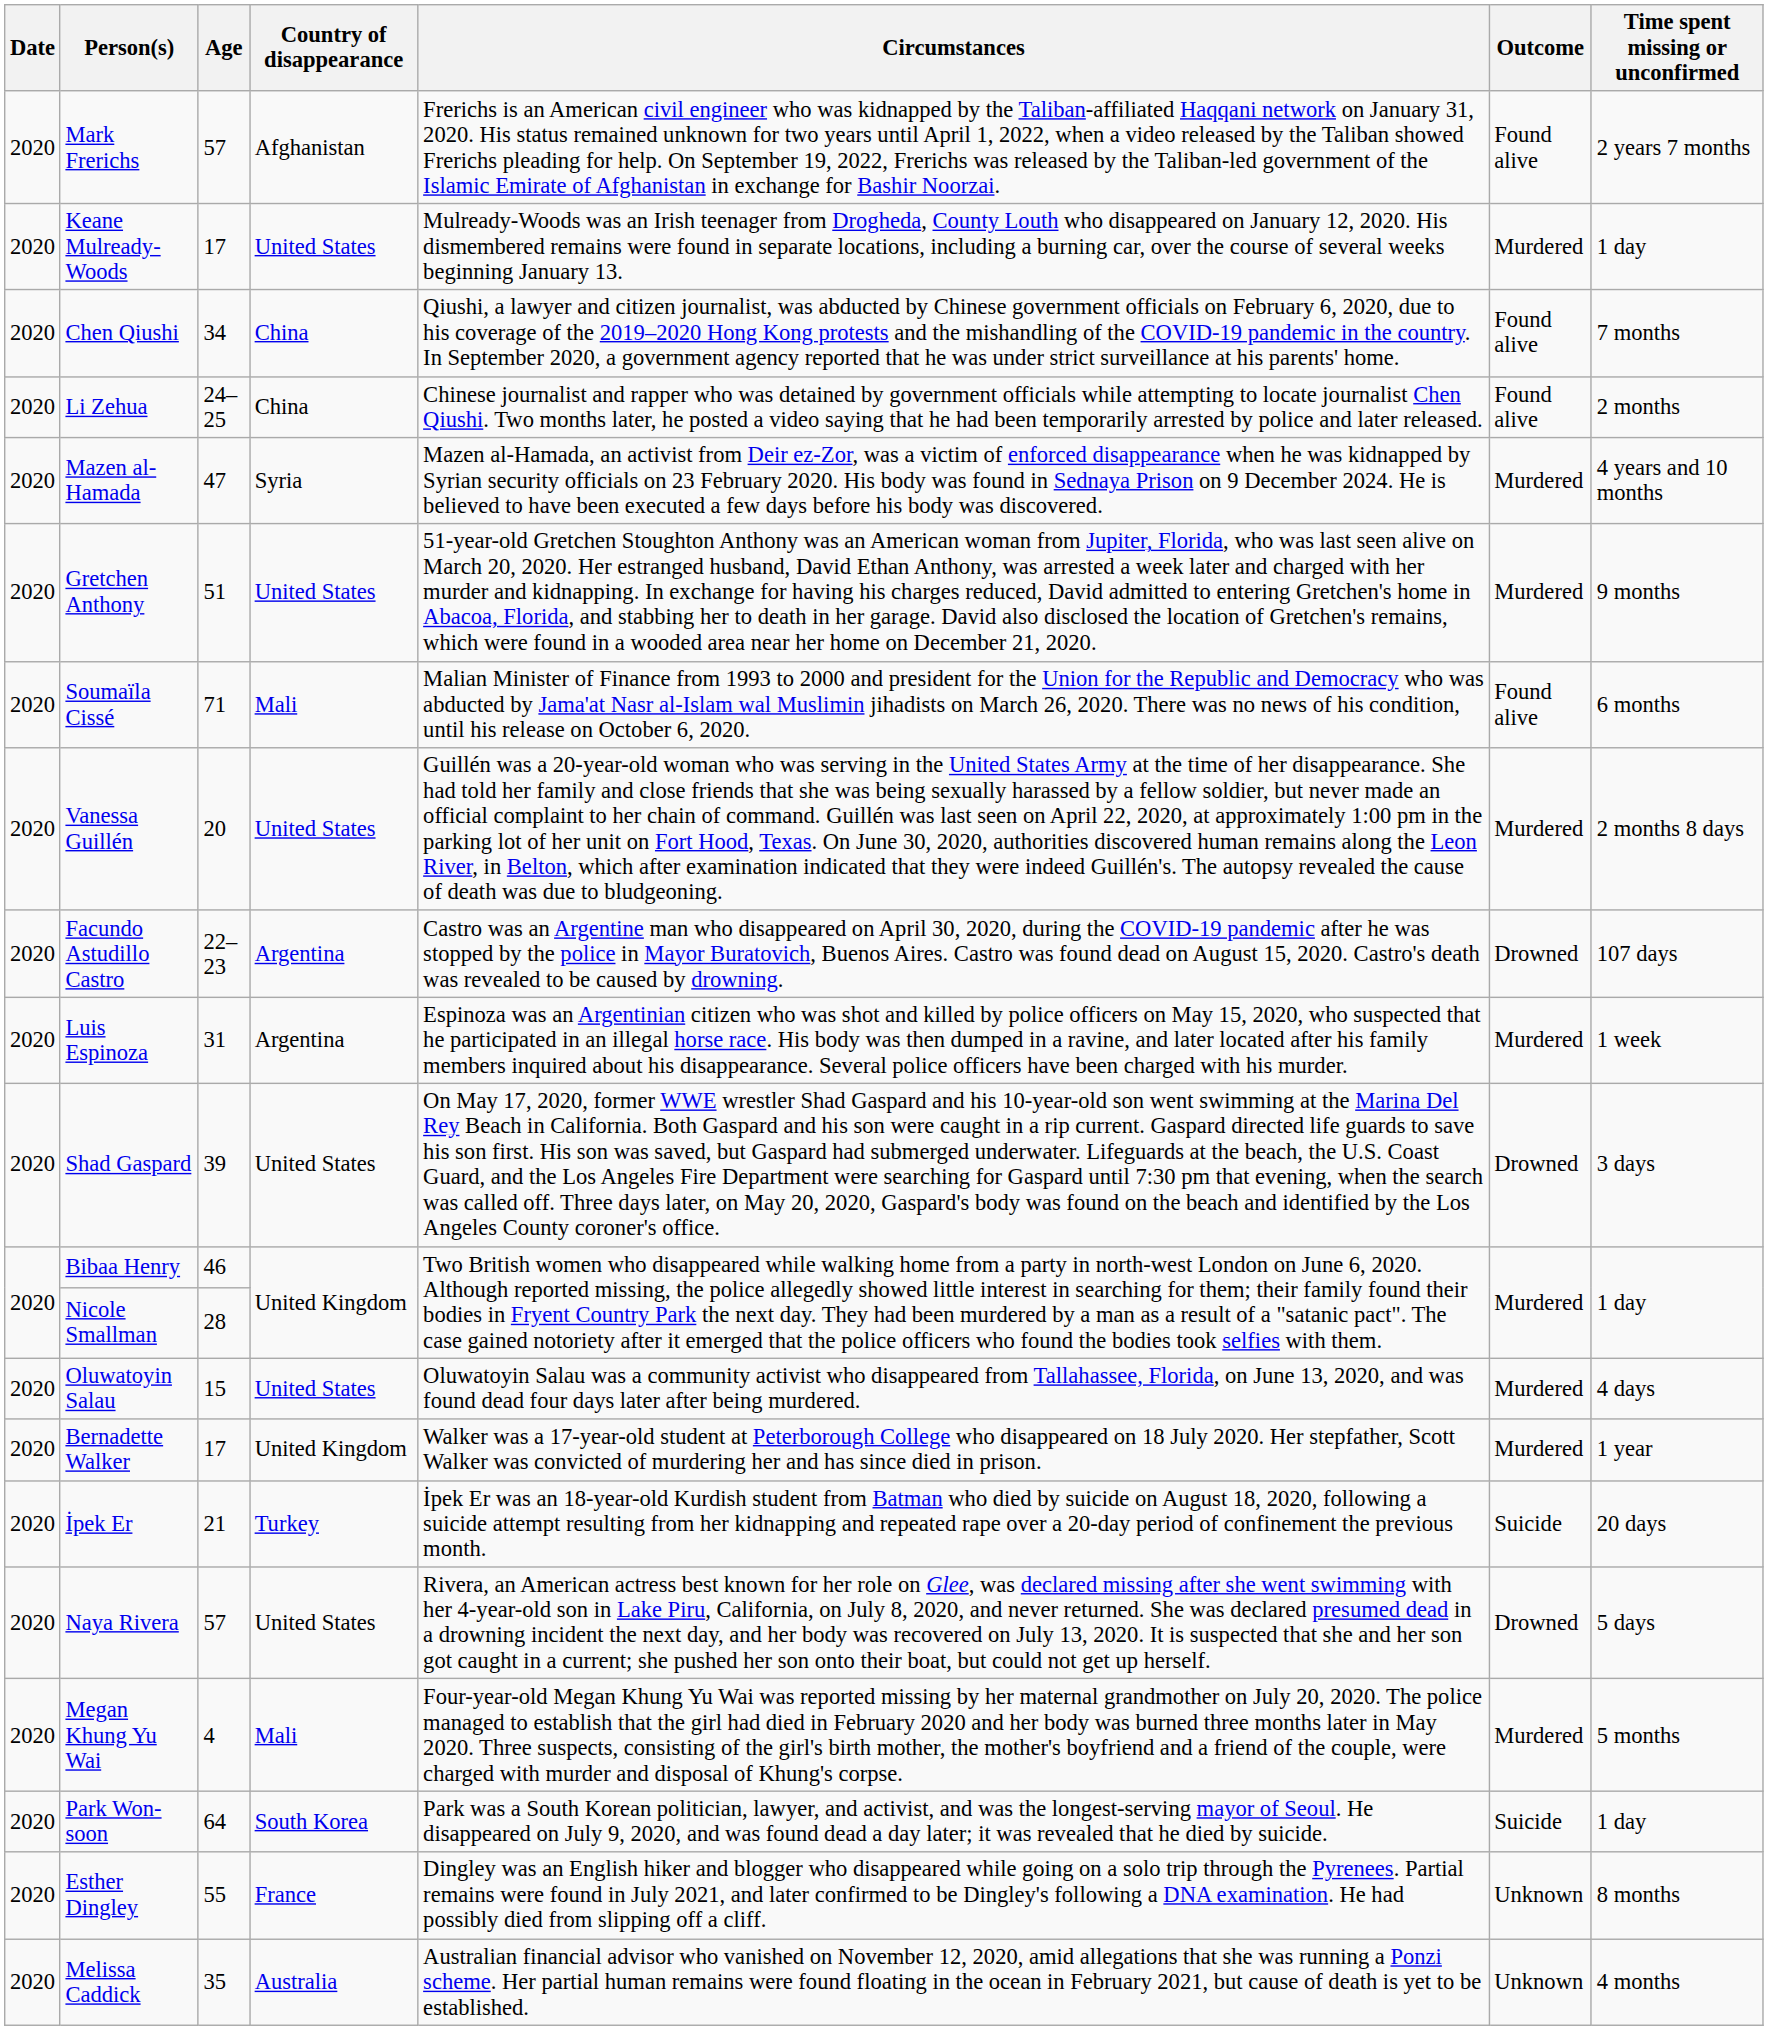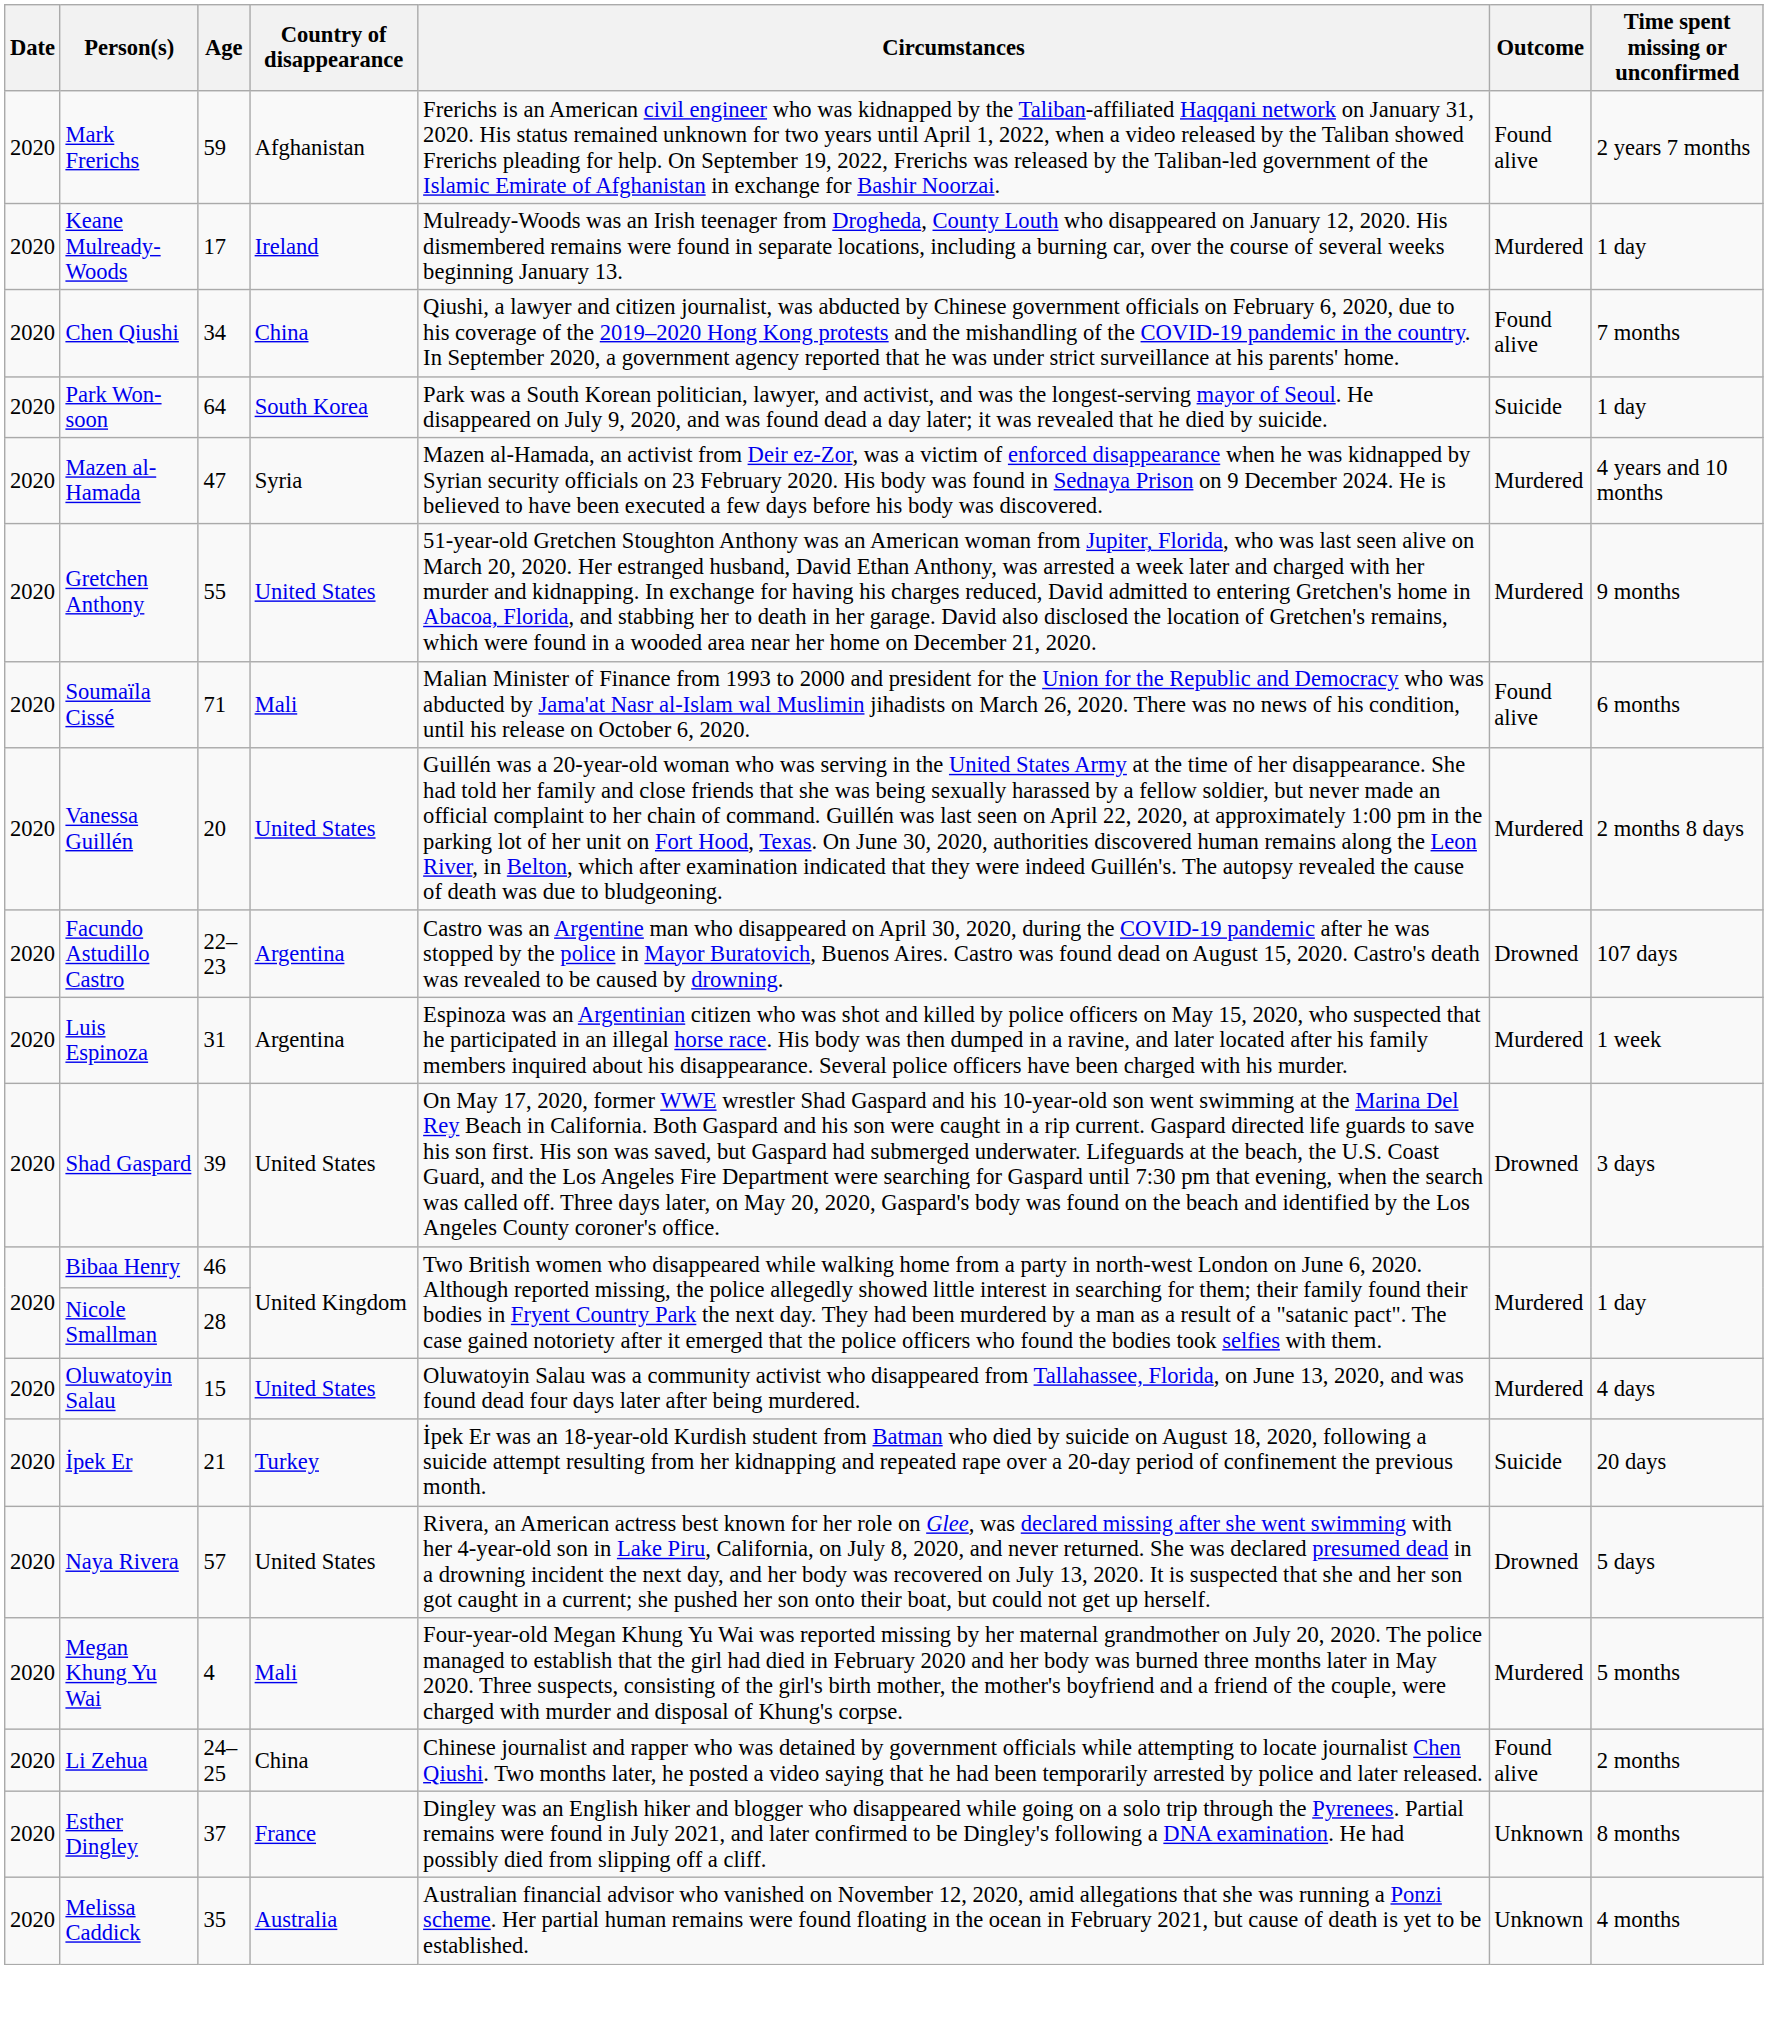(215, 146) 57 -> (215, 146) 59
(315, 246) United States -> (287, 246) Ireland
rows swapped: (106, 406) <-> (113, 1821)
(215, 592) 51 -> (215, 592) 55
- row: (114, 1449)
(215, 1895) 55 -> (215, 1833) 37
